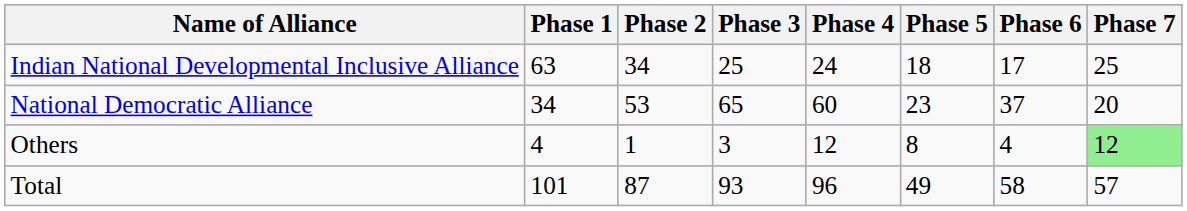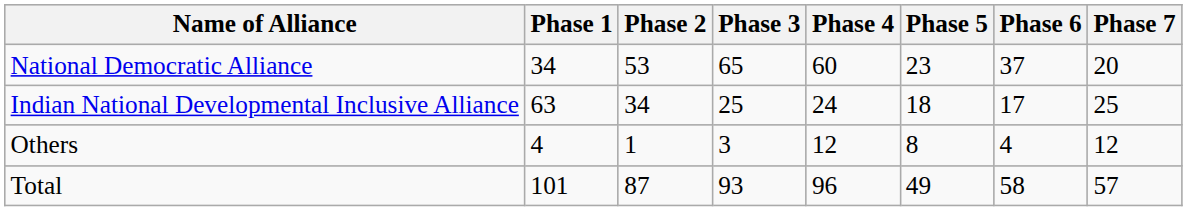rows swapped: (162, 104) <-> (265, 64)
(1106, 144) lightgreen background -> (1106, 144) no background
